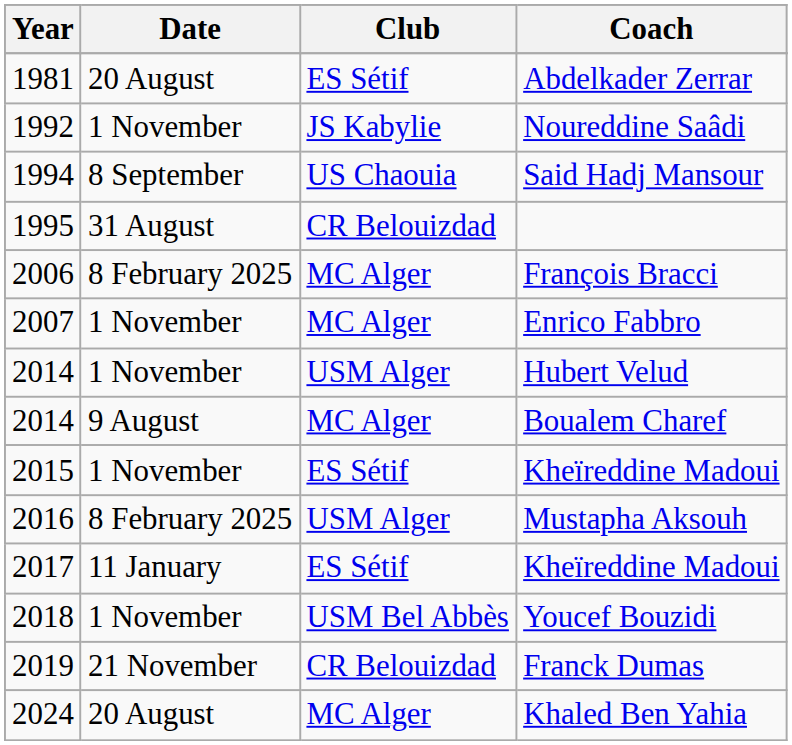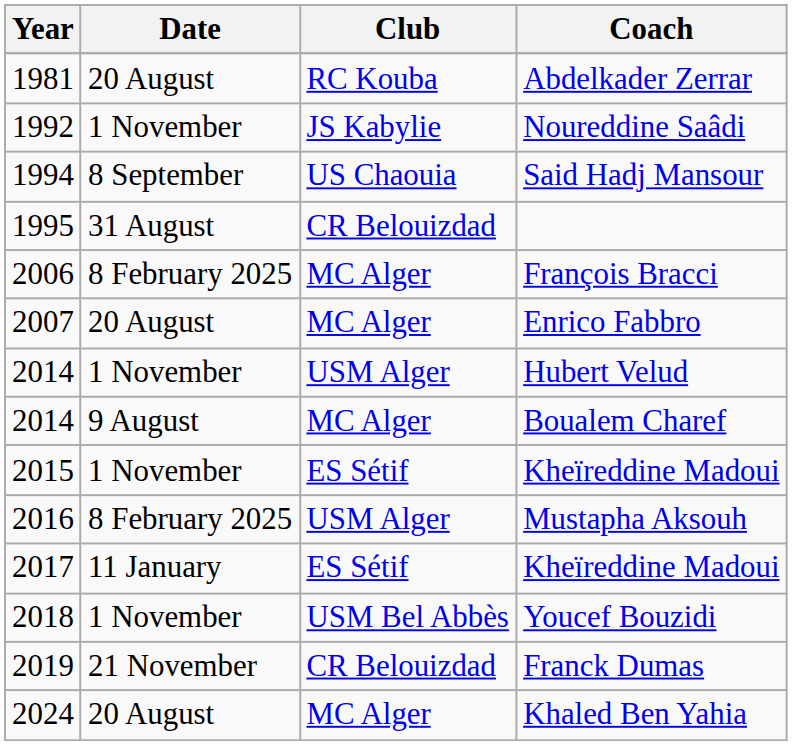(357, 77) ES Sétif -> (372, 77) RC Kouba
(165, 322) 1 November -> (151, 322) 20 August
